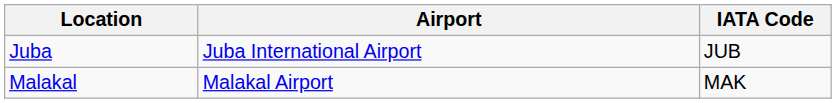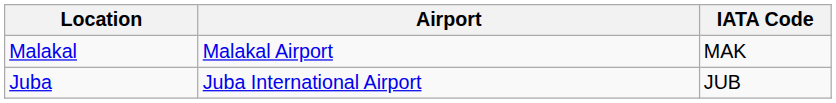rows swapped: (30, 51) <-> (43, 82)
